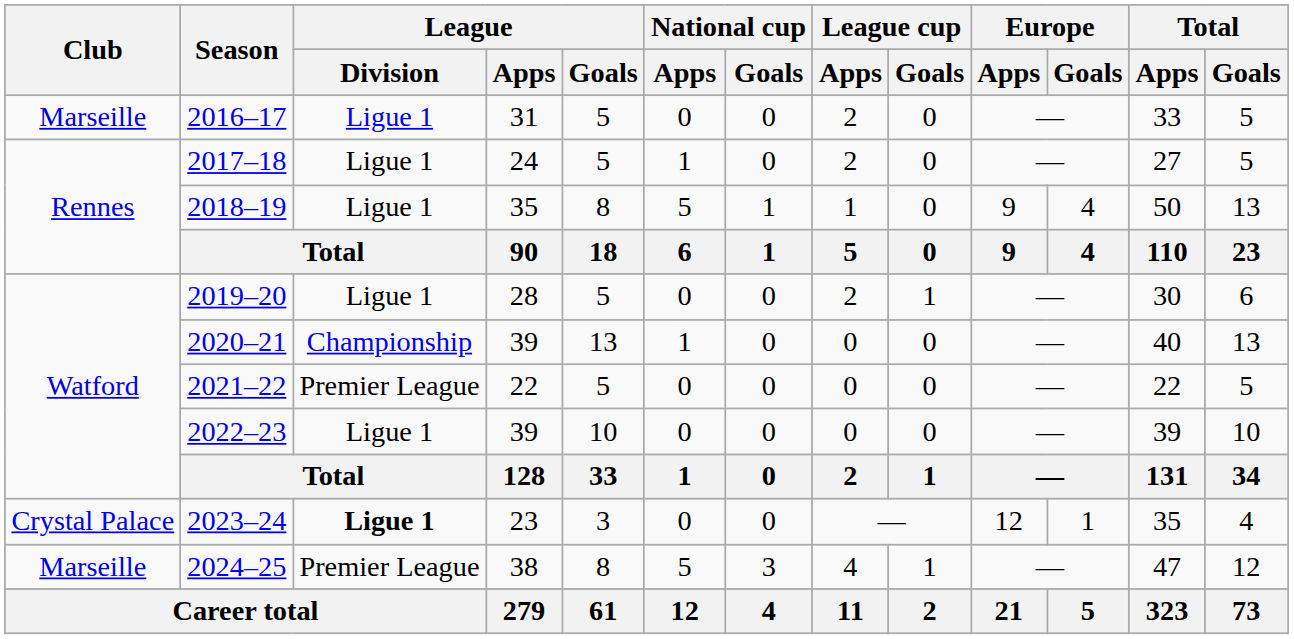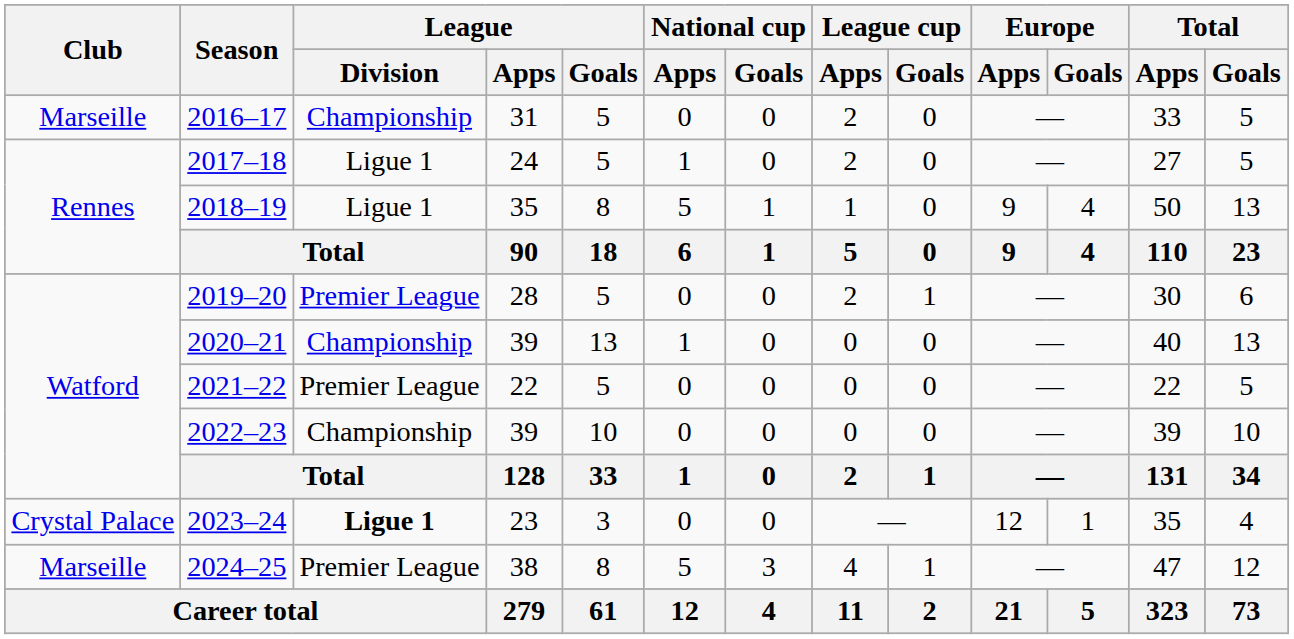(389, 116) Ligue 1 -> (389, 116) Championship
(389, 296) Ligue 1 -> (389, 296) Premier League
(389, 431) Ligue 1 -> (389, 431) Championship
